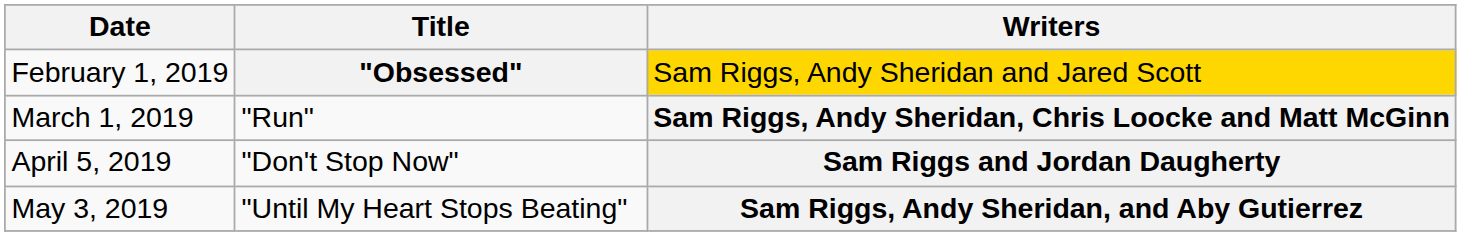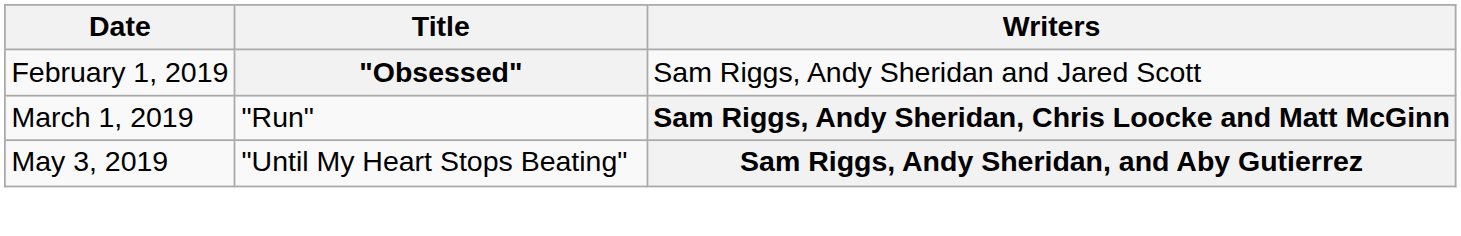(927, 72) gold background -> (927, 72) no background
- row: (91, 162)
